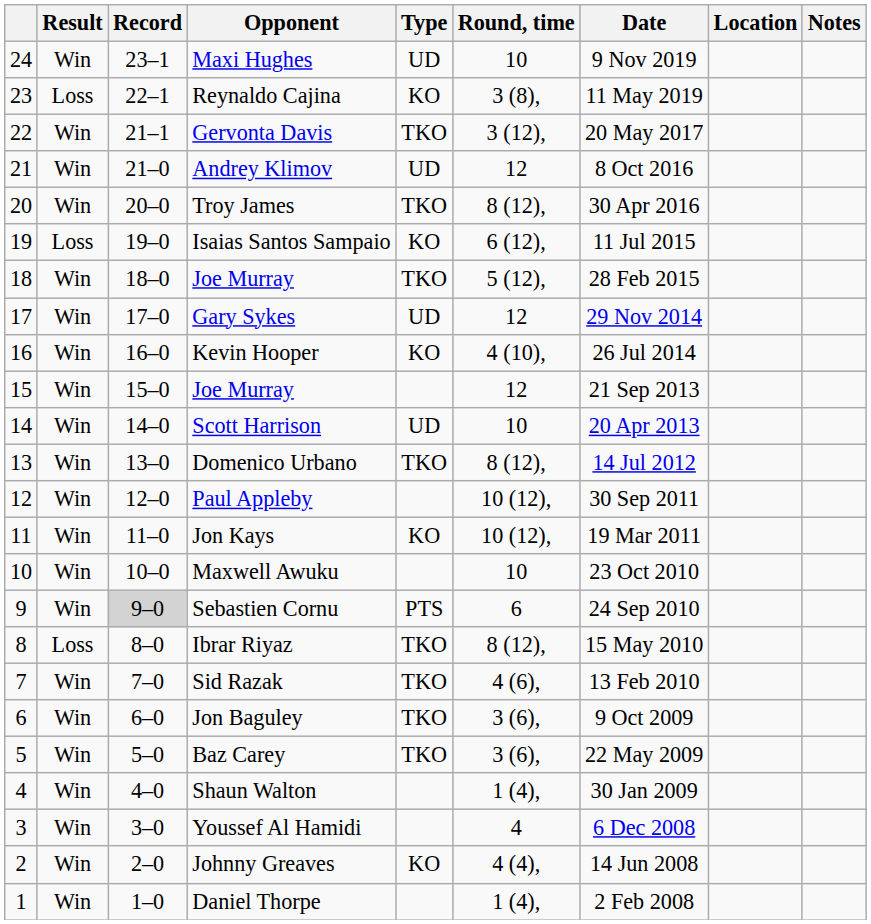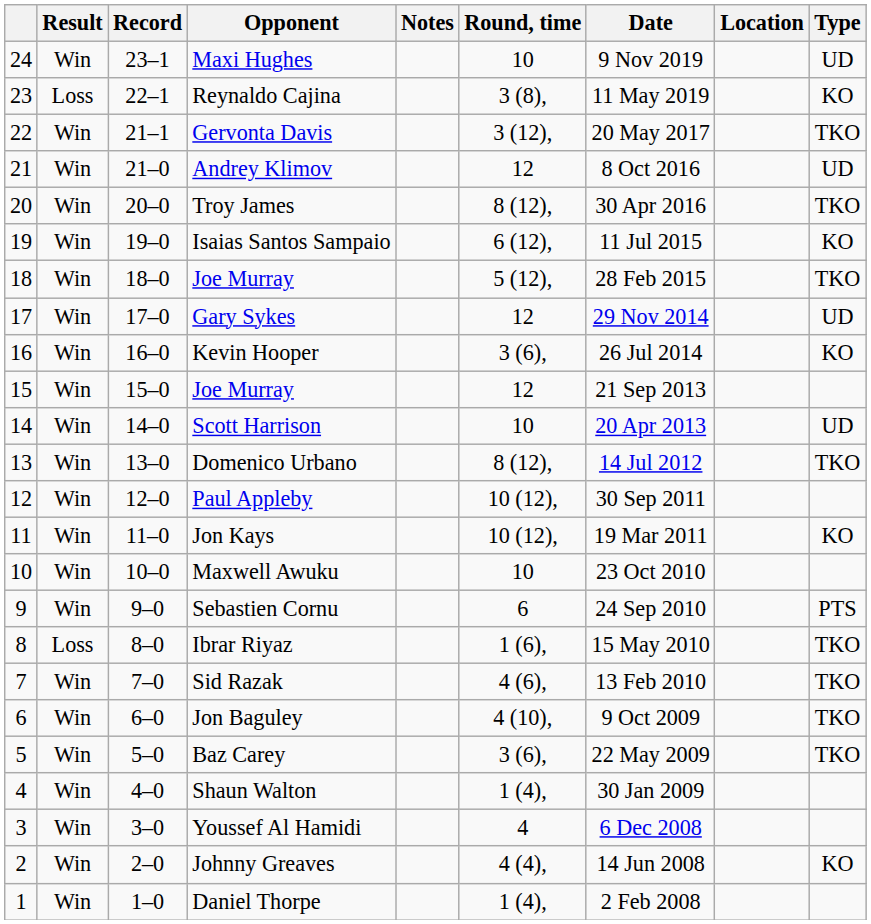columns swapped: (424, 22) <-> (834, 22)
(73, 242) Loss -> (73, 242) Win
(516, 352) 4 (10), -> (523, 352) 3 (6),
(148, 608) lightgrey background -> (148, 608) no background
(516, 645) 8 (12), -> (523, 645) 1 (6),
(516, 718) 3 (6), -> (523, 718) 4 (10),
